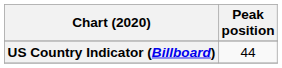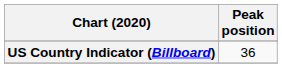(248, 52) 44 -> (248, 52) 36
